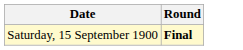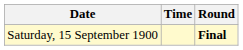+ column: (178, 14)
